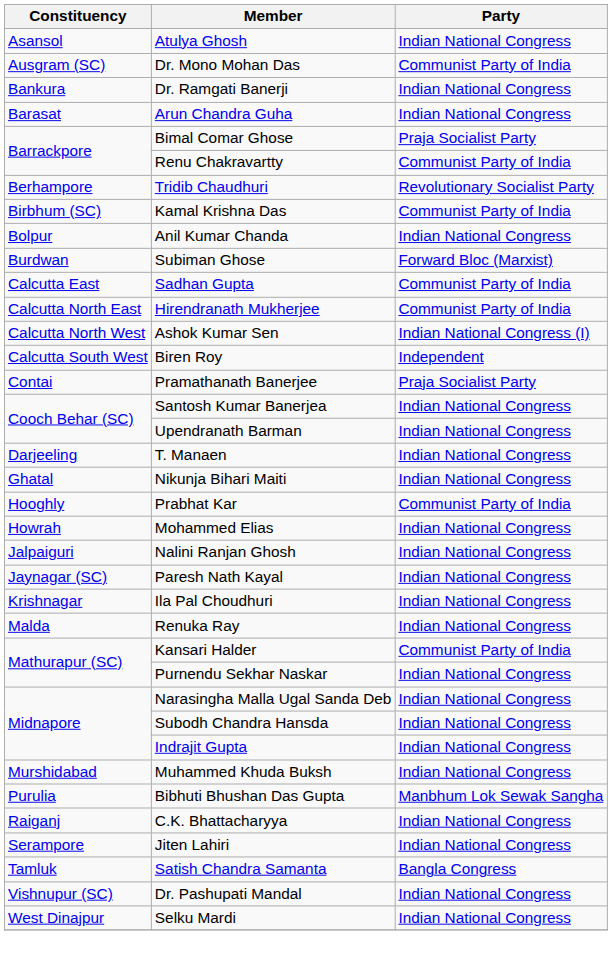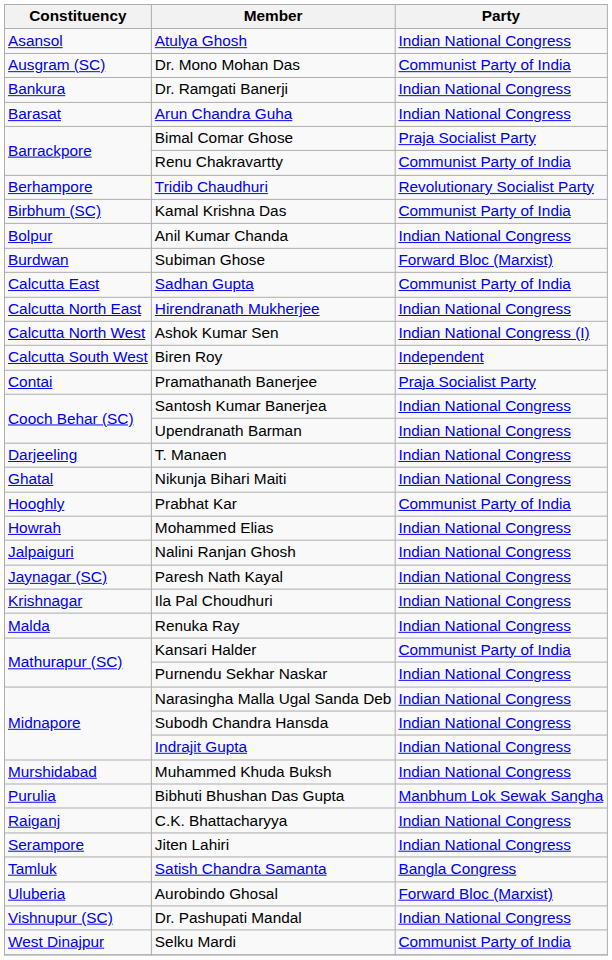(485, 308) Communist Party of India -> (485, 308) Indian National Congress
+ row: (216, 893)
(485, 917) Indian National Congress -> (485, 942) Communist Party of India
